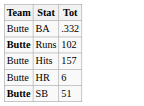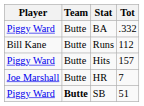+ column: (33, 12)
(19, 45) bold -> (75, 45) normal
(69, 45) 102 -> (126, 45) 112
(64, 77) 6 -> (121, 77) 7
